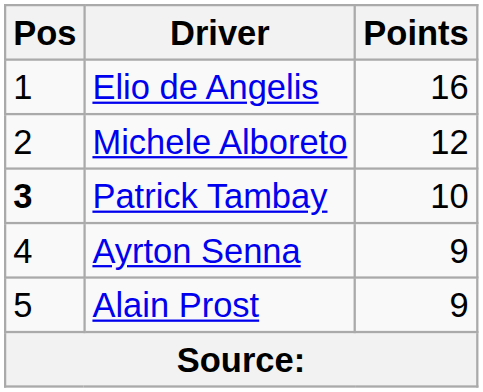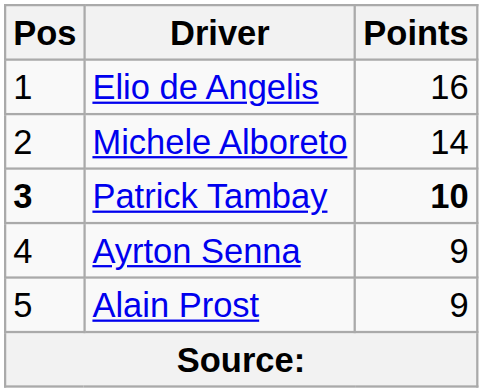(450, 142) 12 -> (450, 142) 14
(450, 196) normal -> (450, 196) bold
